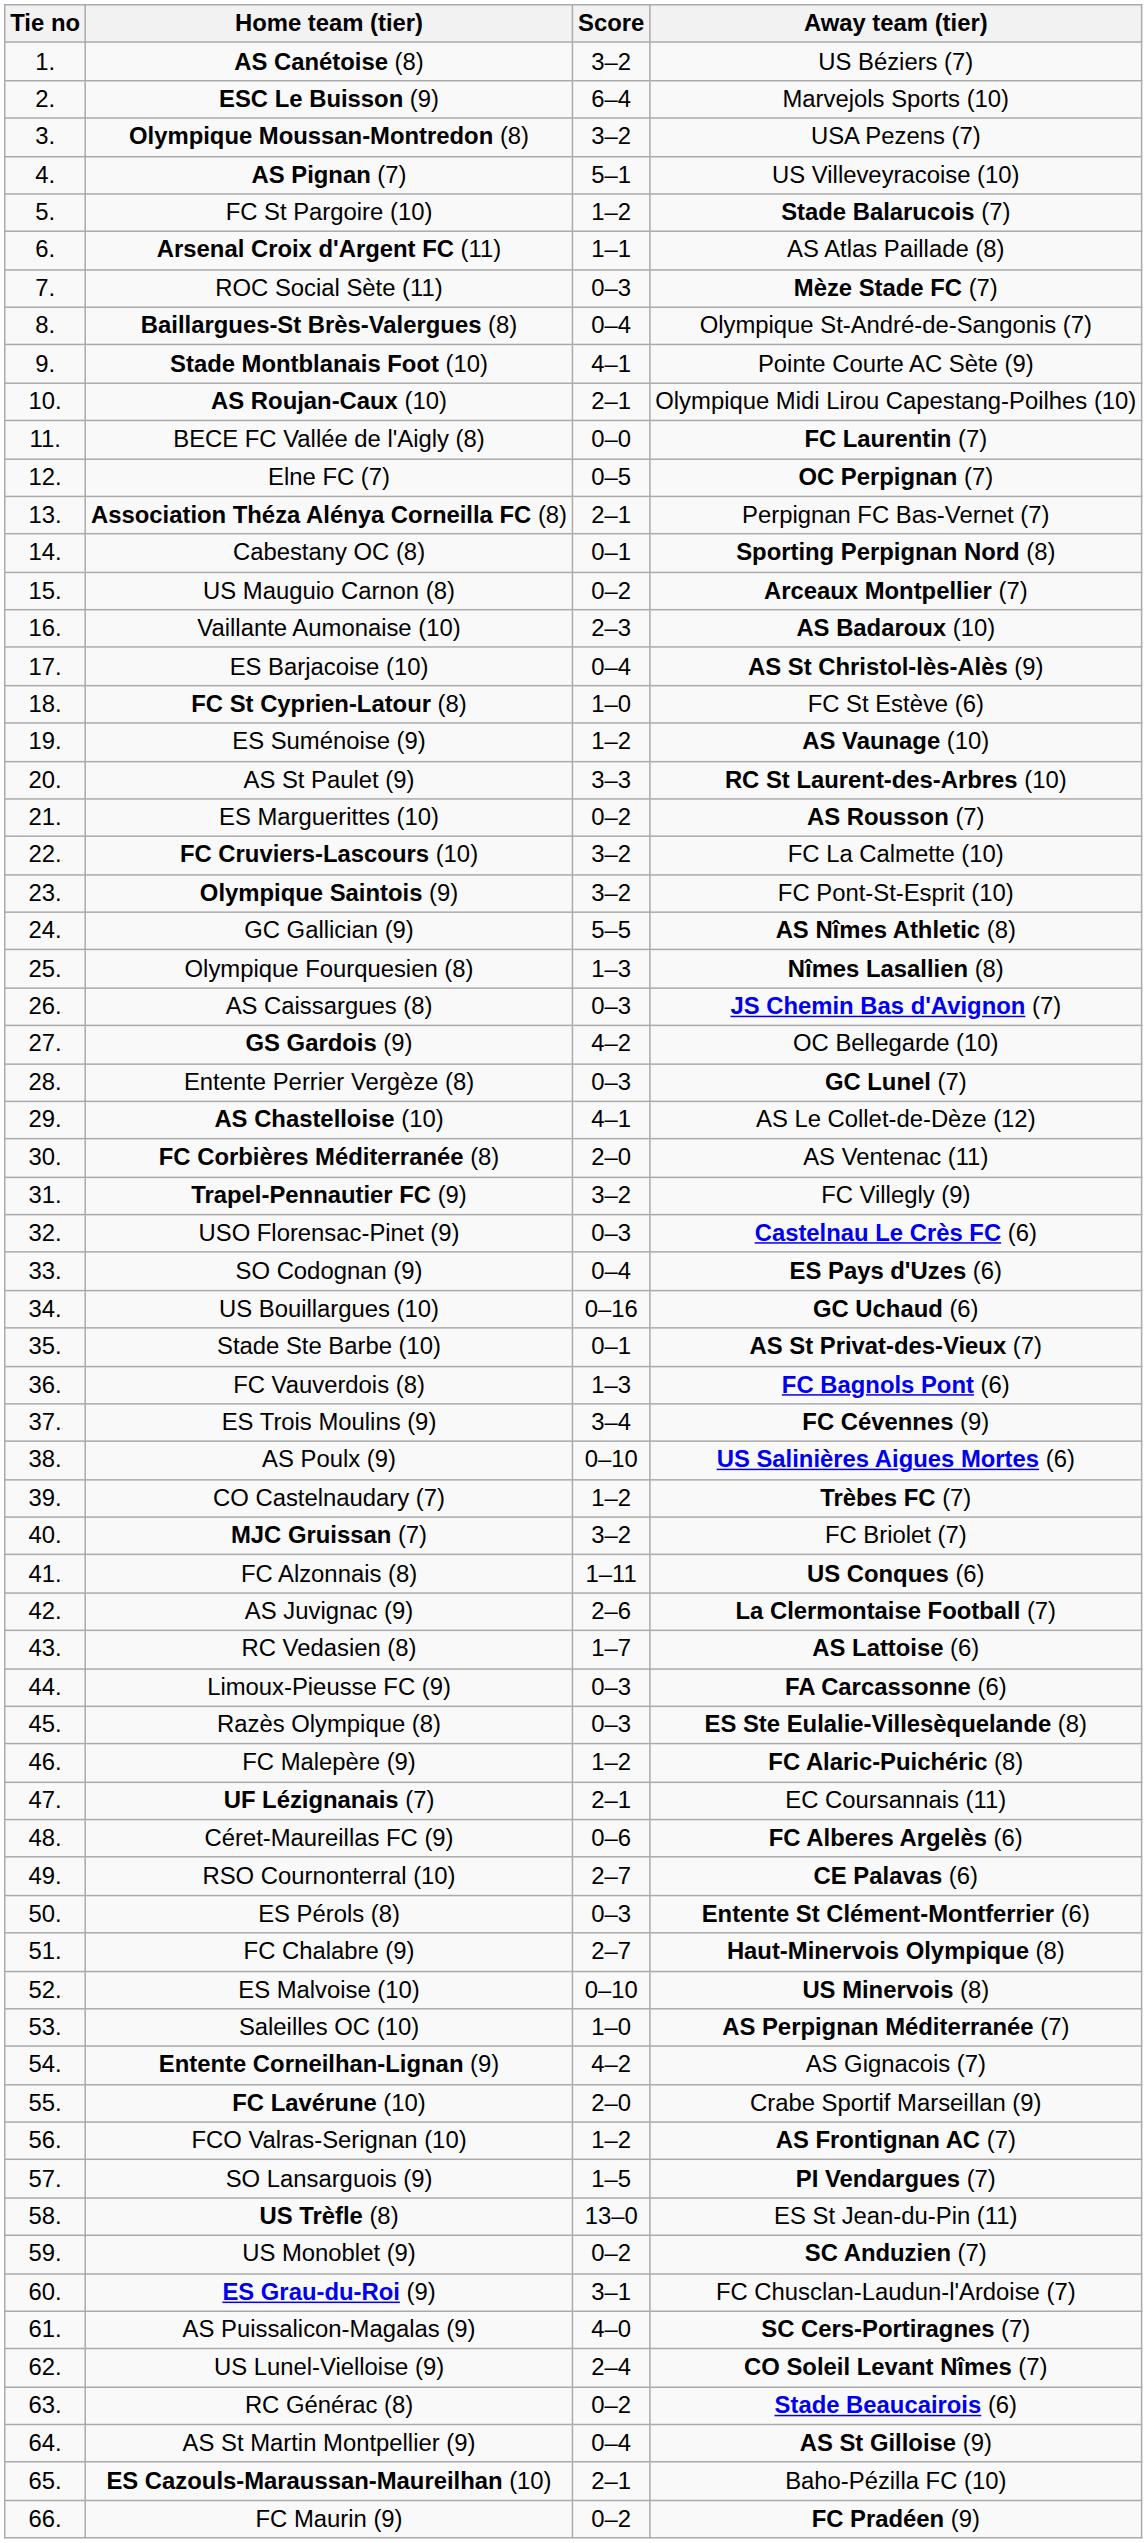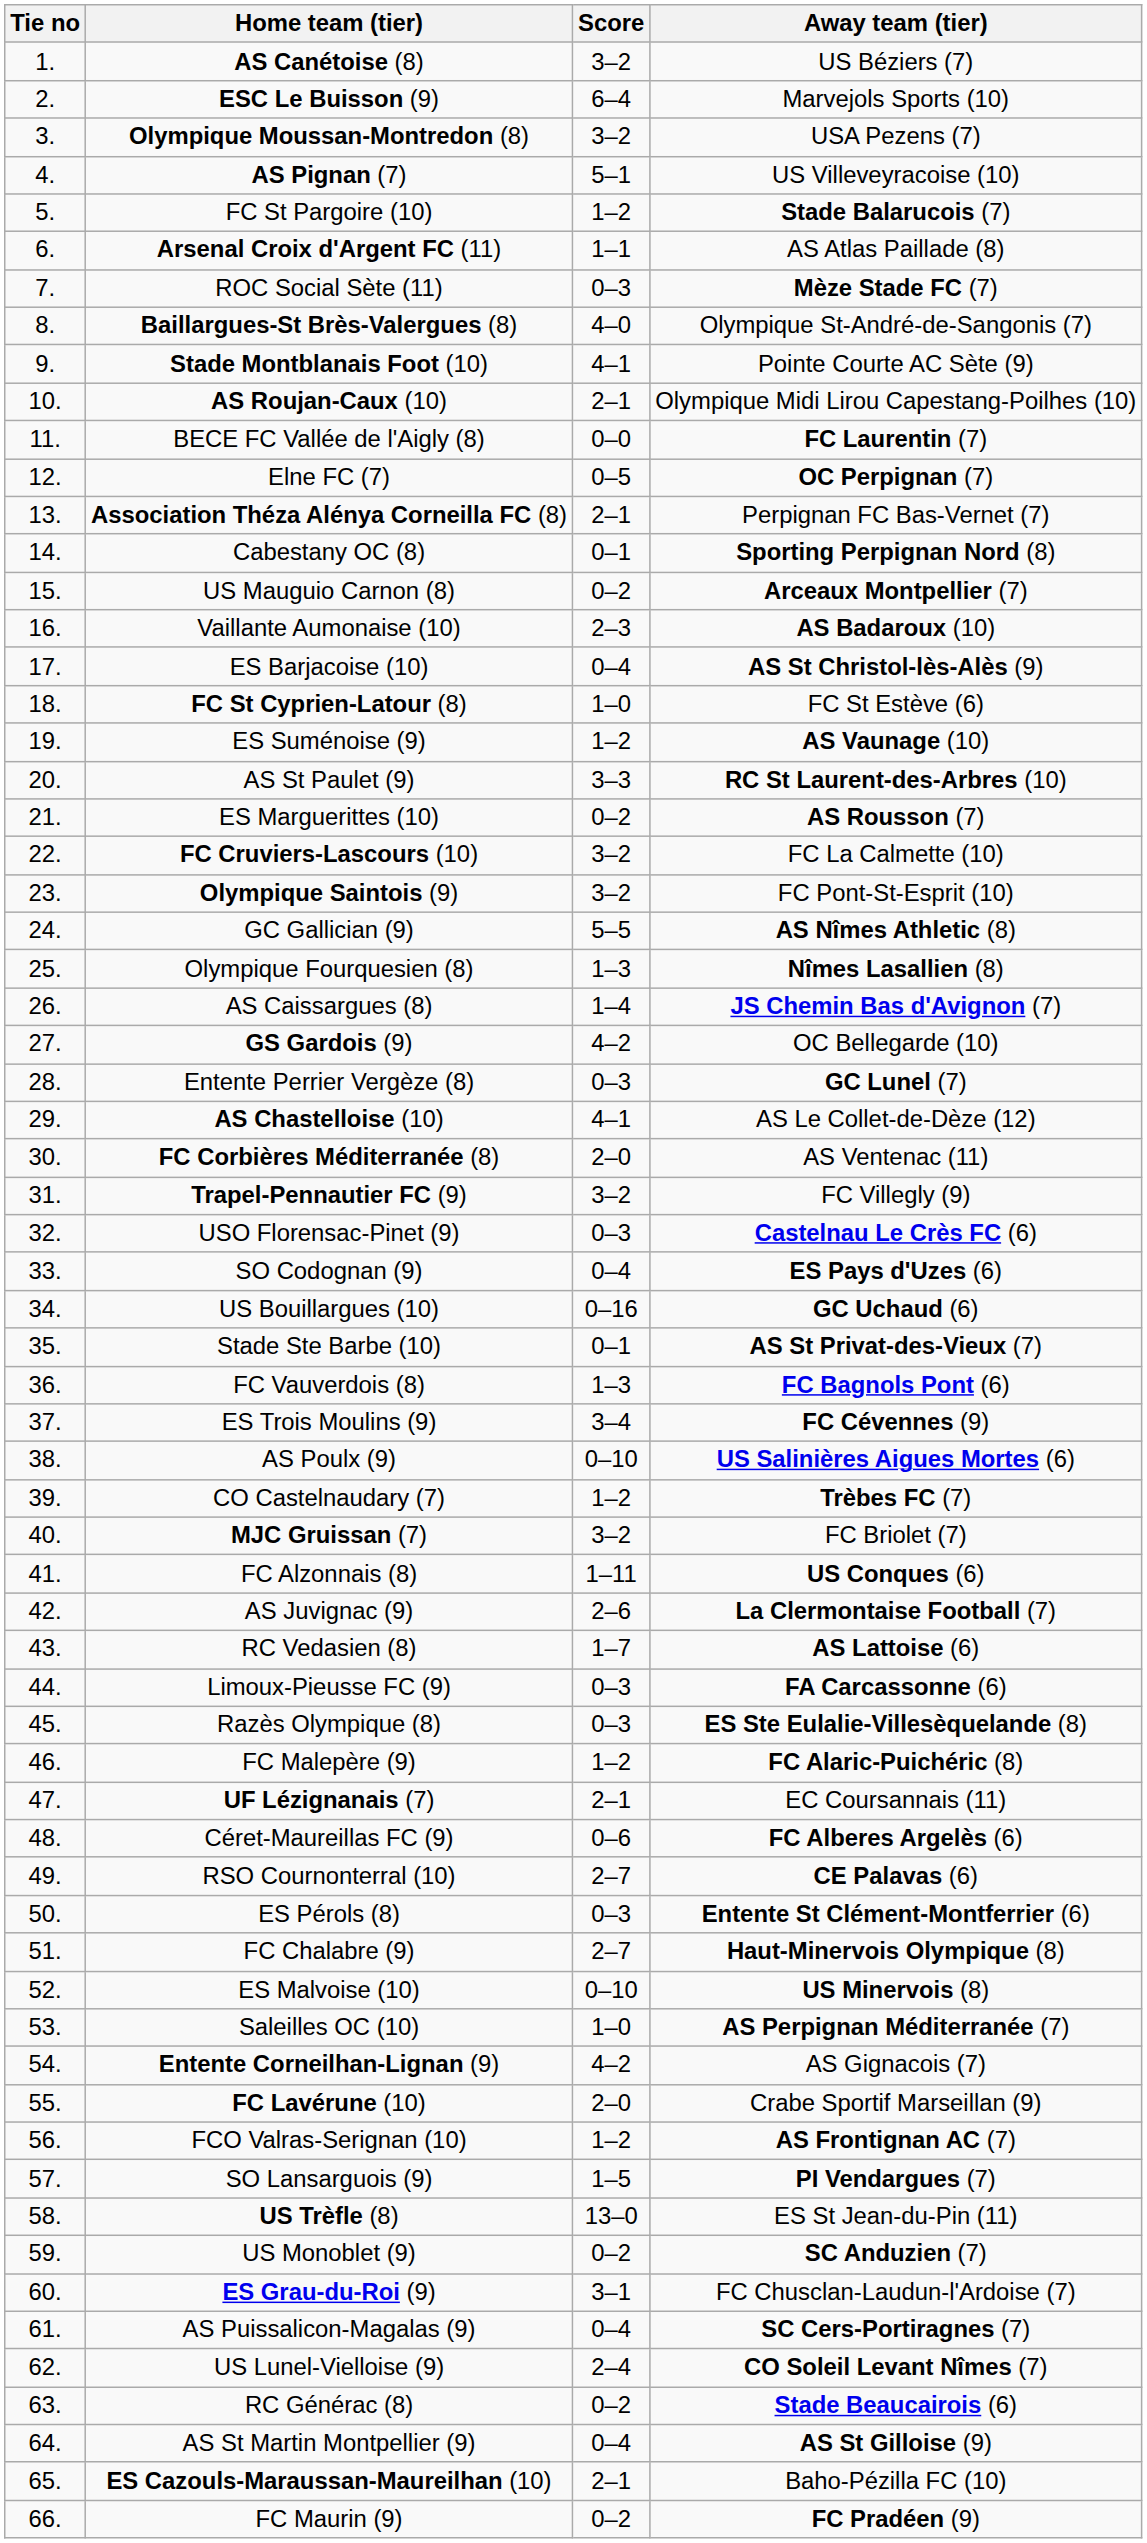(611, 325) 0–4 -> (611, 325) 4–0
(611, 1006) 0–3 -> (611, 1006) 1–4
(611, 2329) 4–0 -> (611, 2329) 0–4
